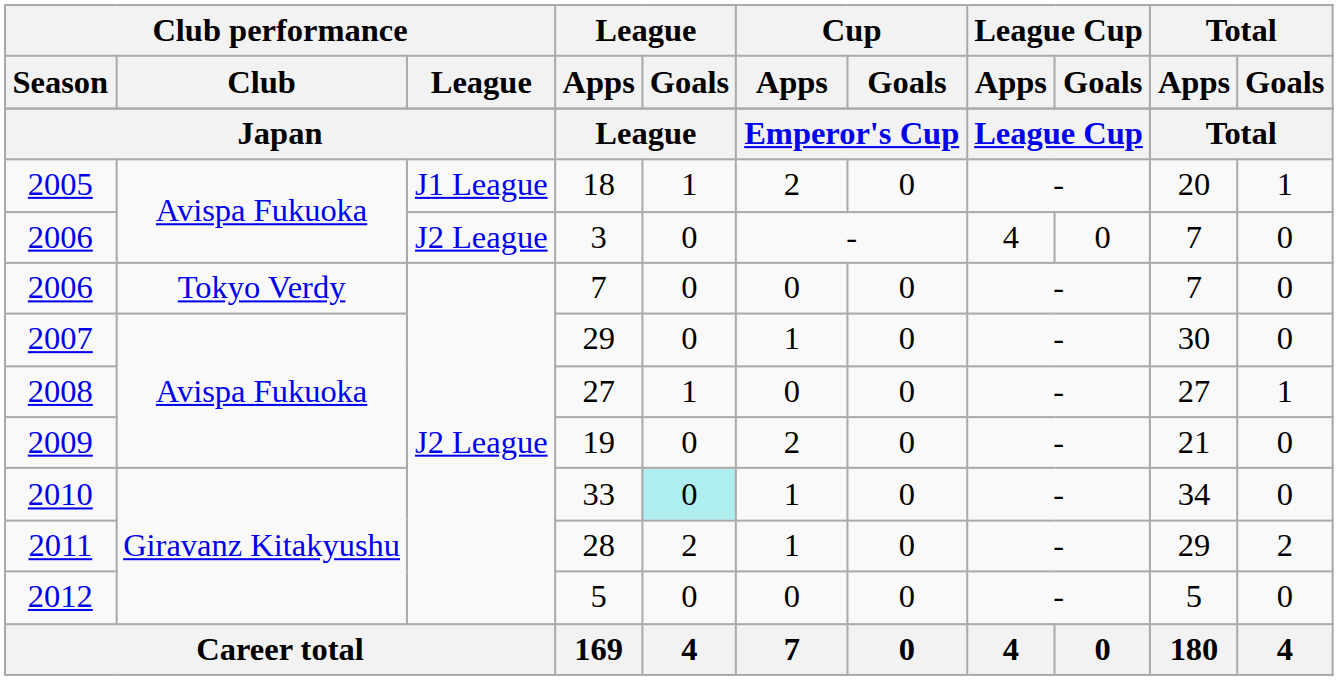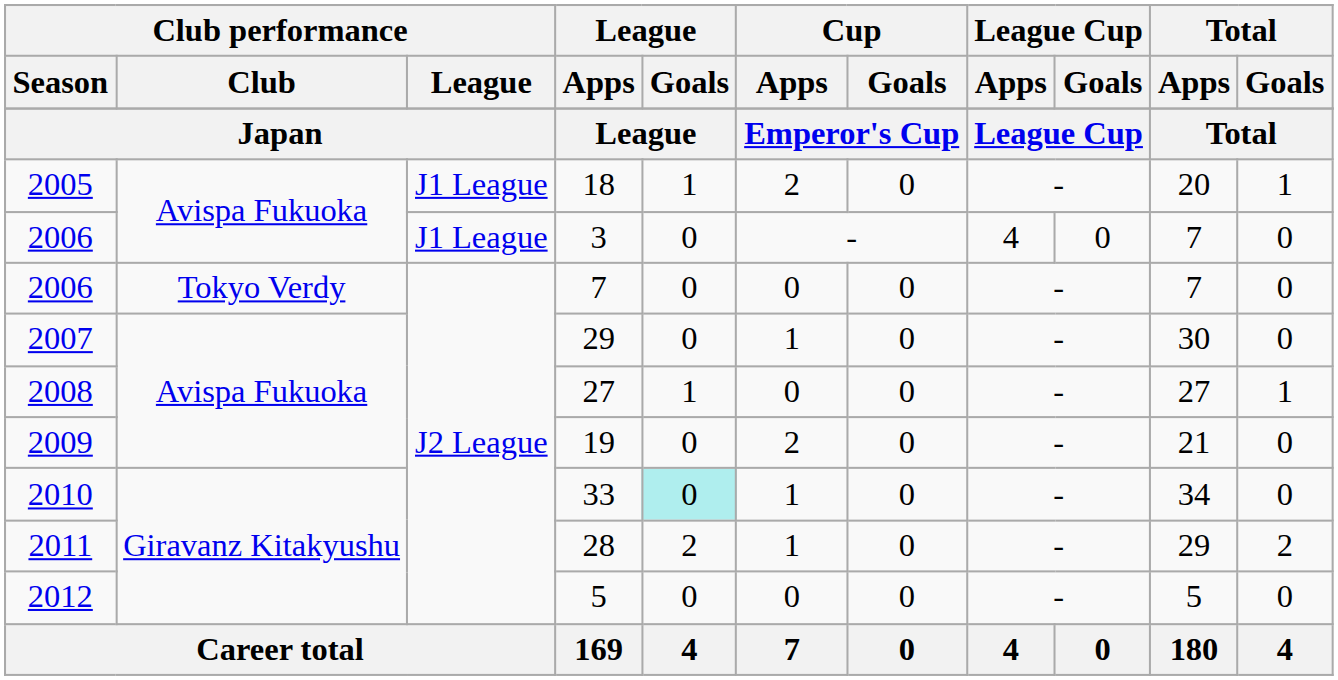(481, 236) J2 League -> (481, 236) J1 League
